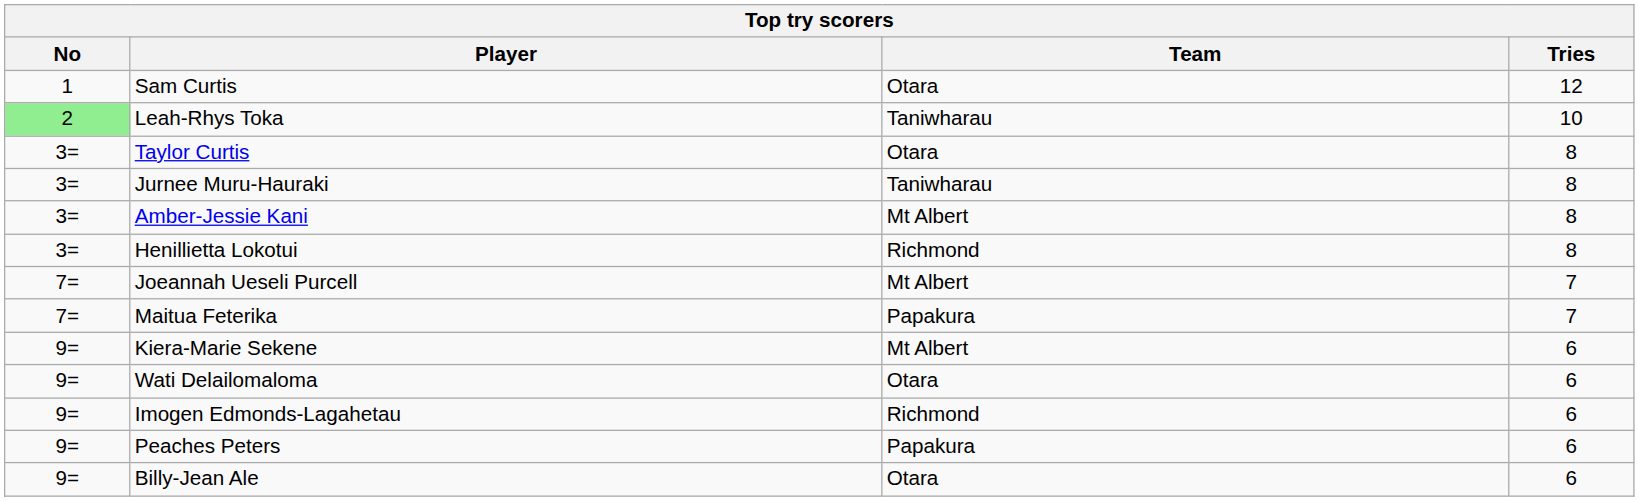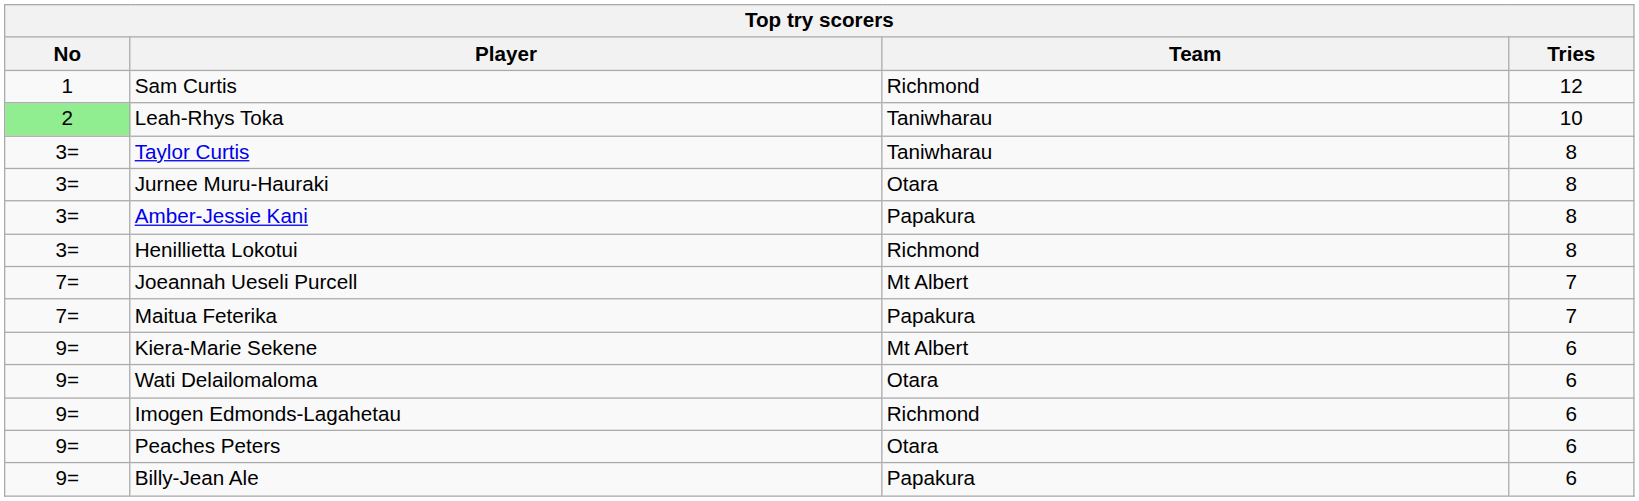(912, 86) Otara -> (933, 86) Richmond
(912, 151) Otara -> (939, 151) Taniwharau
(939, 184) Taniwharau -> (912, 184) Otara
(927, 217) Mt Albert -> (931, 217) Papakura
(931, 446) Papakura -> (912, 446) Otara
(912, 479) Otara -> (931, 479) Papakura
